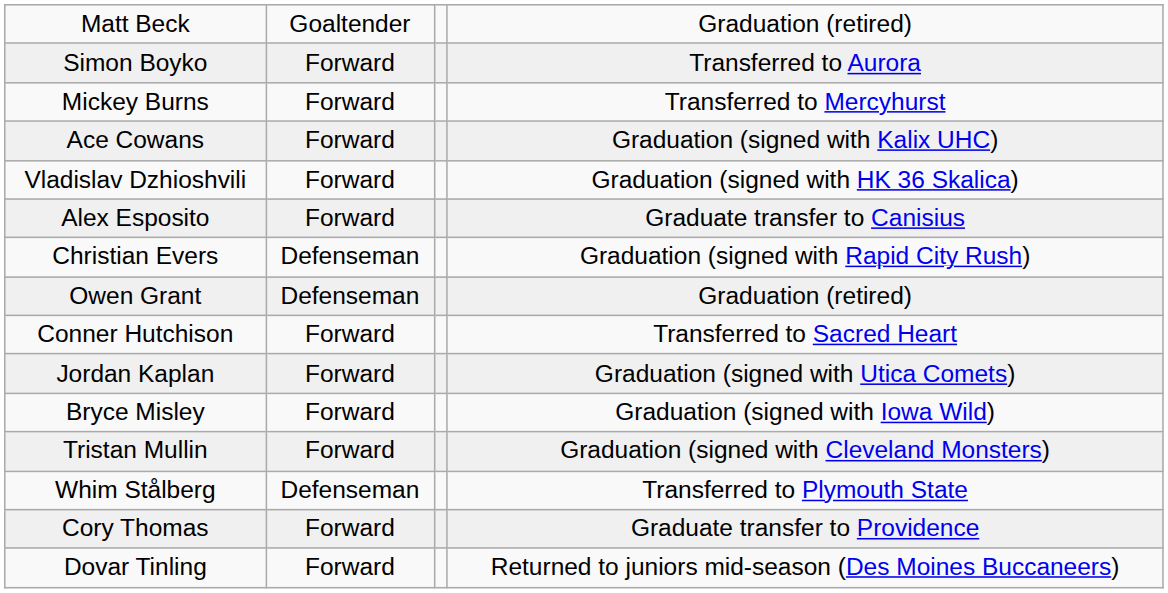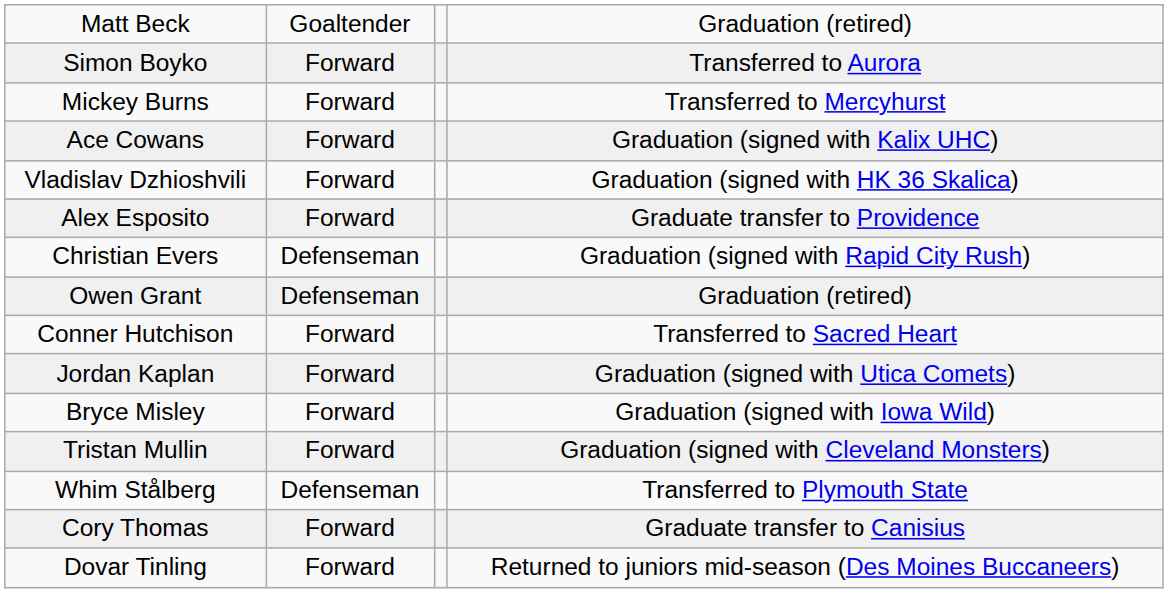(805, 218) Graduate transfer to Canisius -> (805, 218) Graduate transfer to Providence
(805, 528) Graduate transfer to Providence -> (805, 528) Graduate transfer to Canisius
